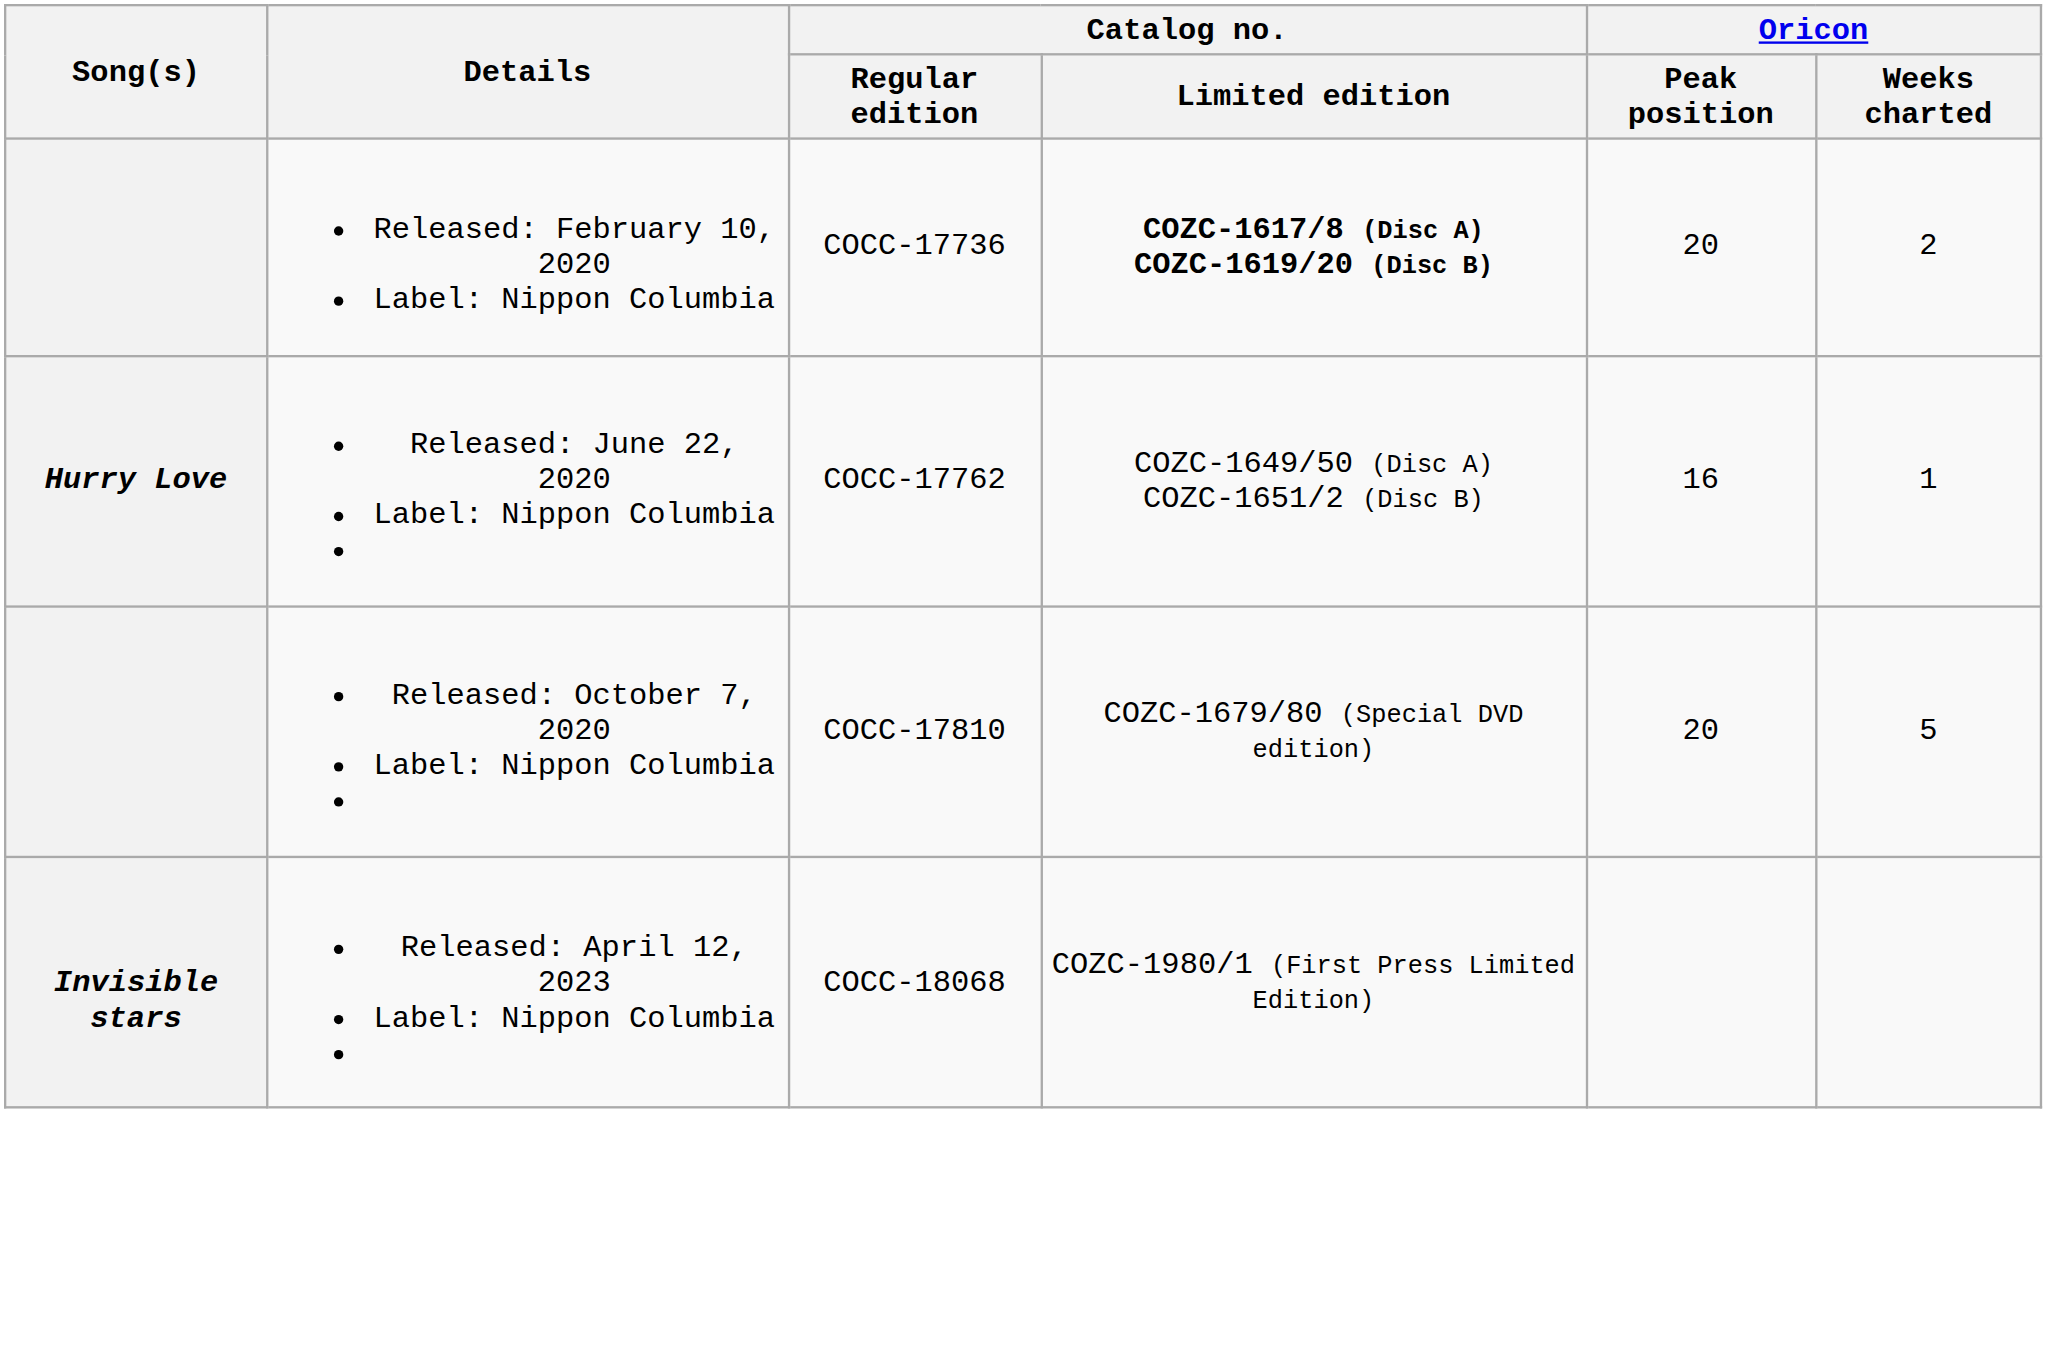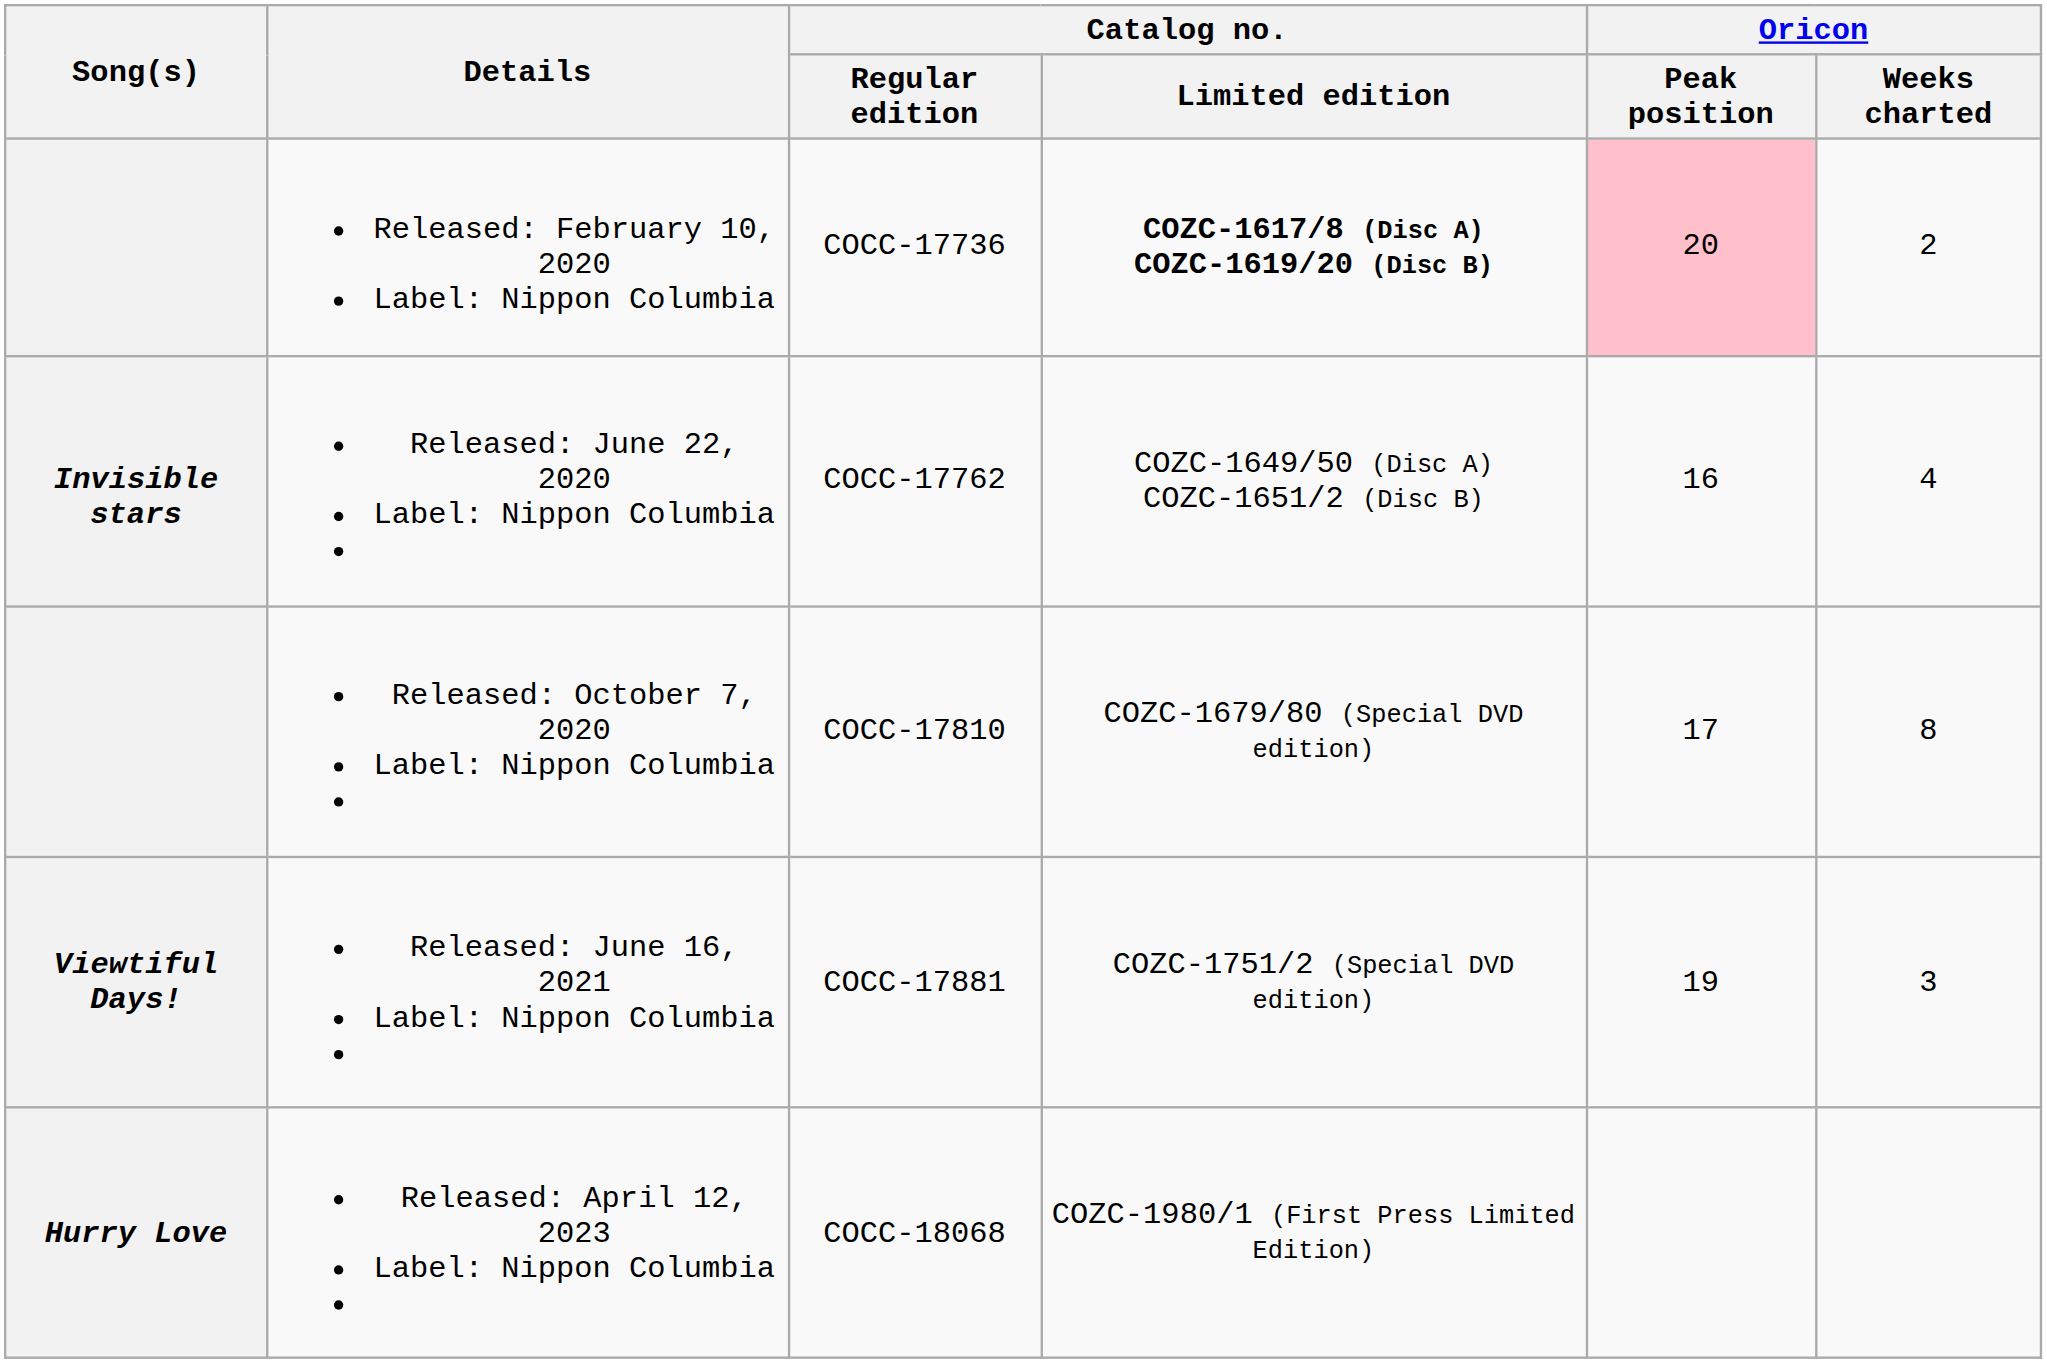(1701, 247) no background -> (1701, 247) pink background
(136, 481) Hurry Love -> (136, 498) Invisible stars
(1928, 481) 1 -> (1928, 481) 4
(1701, 731) 20 -> (1701, 731) 17
(1928, 731) 5 -> (1928, 731) 8
+ row: (527, 1000)
(136, 1000) Invisible stars -> (136, 1233) Hurry Love
